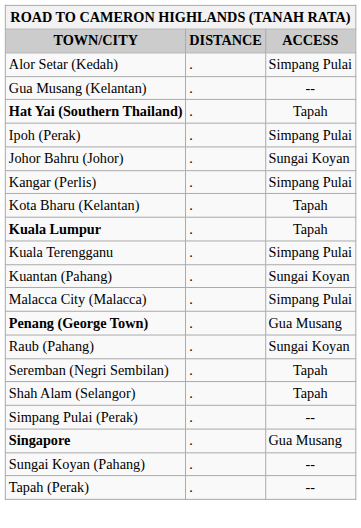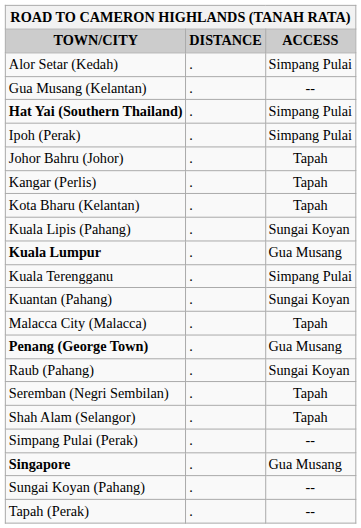(310, 111) Tapah -> (310, 111) Simpang Pulai
(309, 158) Sungai Koyan -> (310, 158) Tapah
(310, 182) Simpang Pulai -> (310, 182) Tapah
+ row: (70, 229)
(310, 229) Tapah -> (305, 252) Gua Musang
(310, 299) Simpang Pulai -> (310, 323) Tapah
